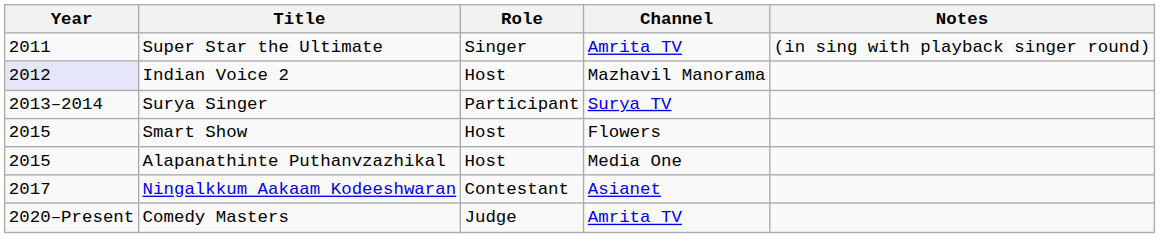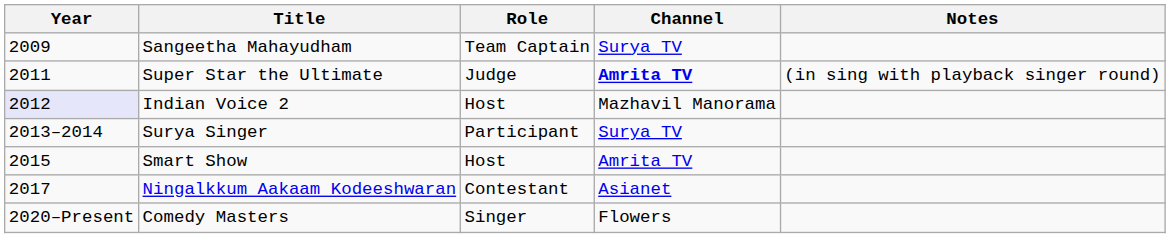+ row: (247, 47)
(496, 47) Singer -> (491, 76) Judge
(635, 47) normal -> (645, 76) bold
(624, 132) Flowers -> (645, 161) Amrita TV
- row: (294, 161)
(491, 218) Judge -> (496, 218) Singer
(635, 218) Amrita TV -> (635, 218) Flowers
